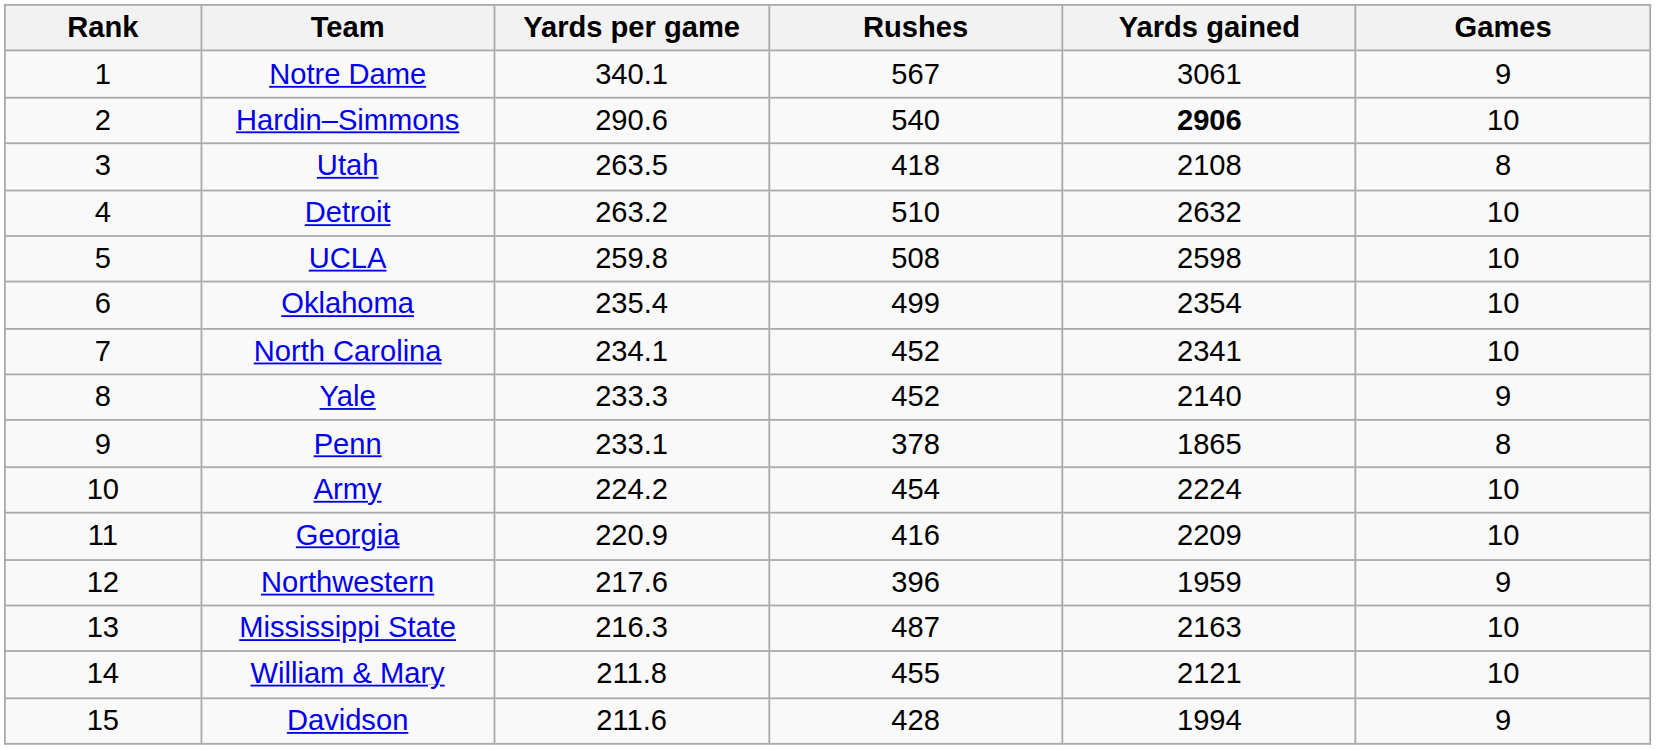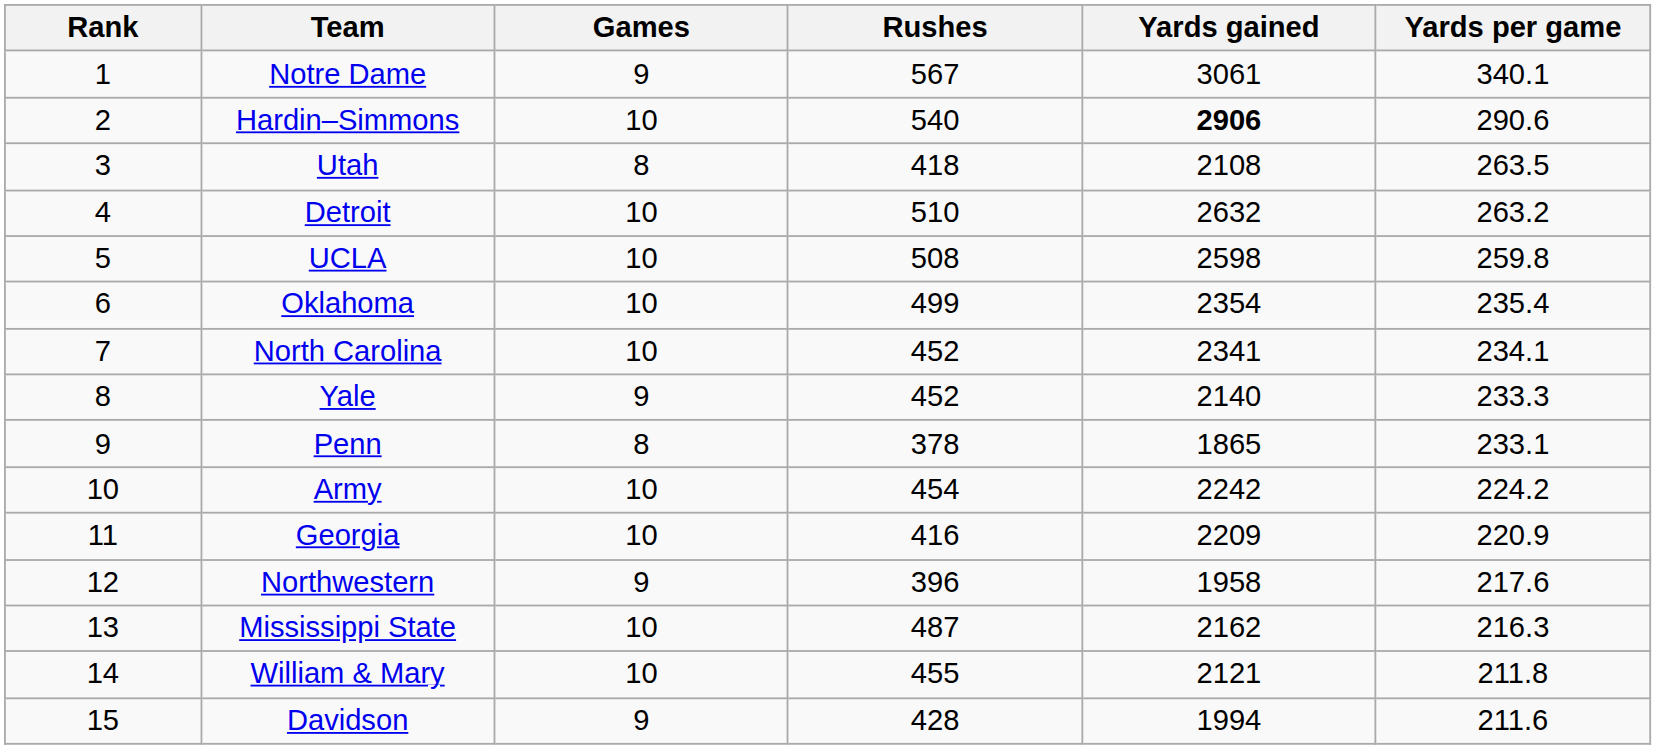columns swapped: (1503, 27) <-> (632, 27)
(1209, 489) 2224 -> (1229, 489) 2242
(1209, 581) 1959 -> (1229, 581) 1958
(1209, 627) 2163 -> (1229, 627) 2162
